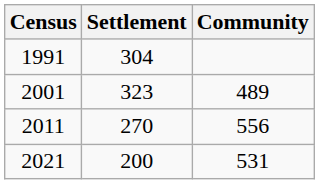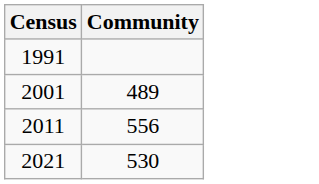- column: (137, 21)
(253, 160) 531 -> (143, 160) 530
